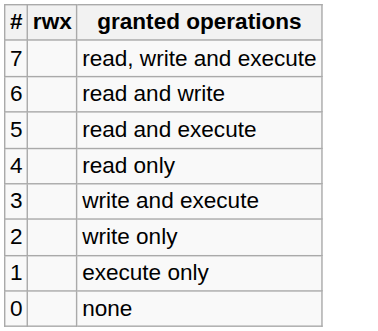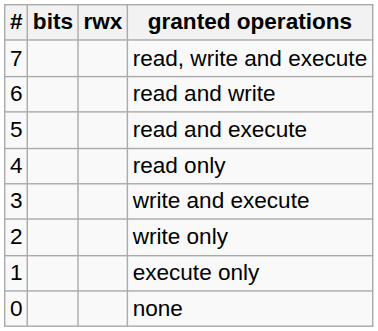+ column: (53, 22)
